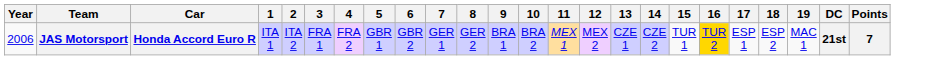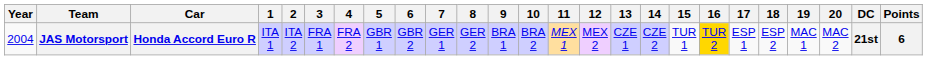+ column: (835, 13)
(20, 39) 2006 -> (20, 39) 2004
(870, 39) 7 -> (902, 39) 6
